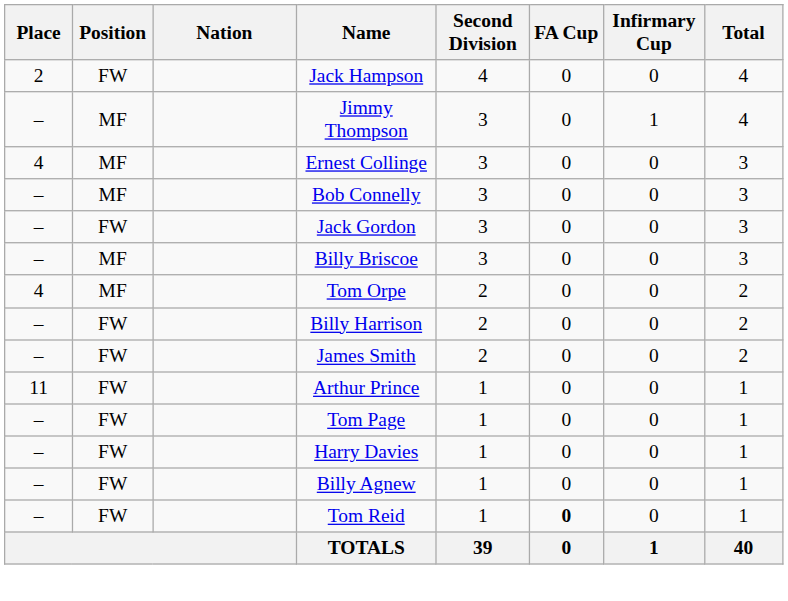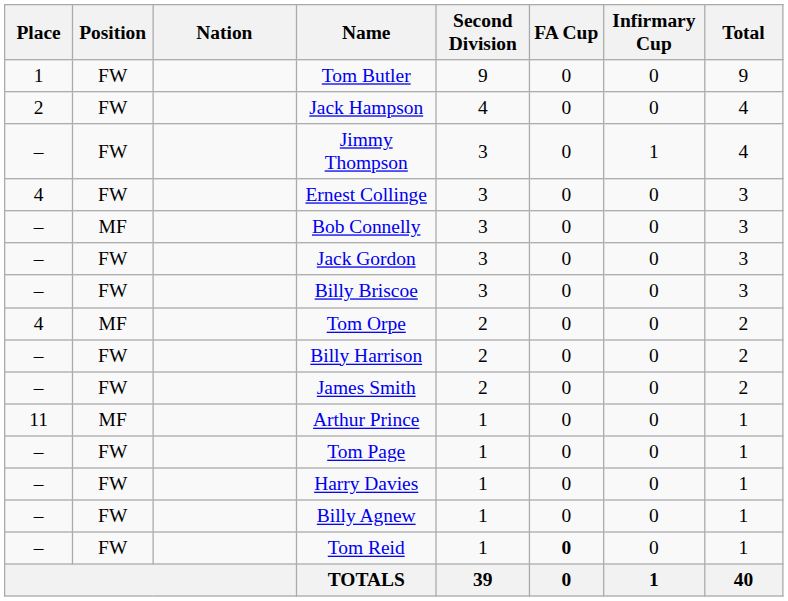+ row: (366, 75)
(113, 119) MF -> (113, 151) FW
(113, 163) MF -> (113, 195) FW
(113, 259) MF -> (113, 291) FW
(113, 387) FW -> (113, 419) MF
